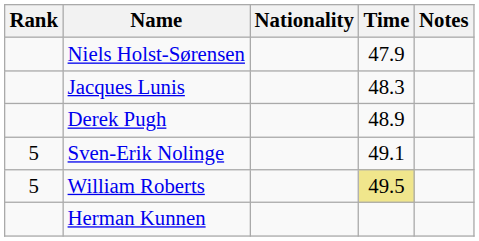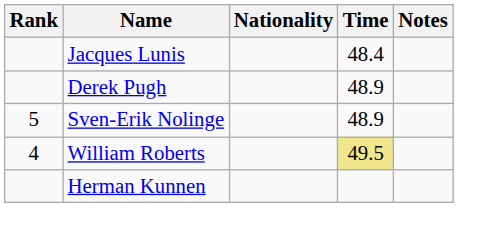- row: (156, 53)
(386, 86) 48.3 -> (366, 53) 48.4
(386, 152) 49.1 -> (366, 119) 48.9
(34, 185) 5 -> (34, 152) 4
